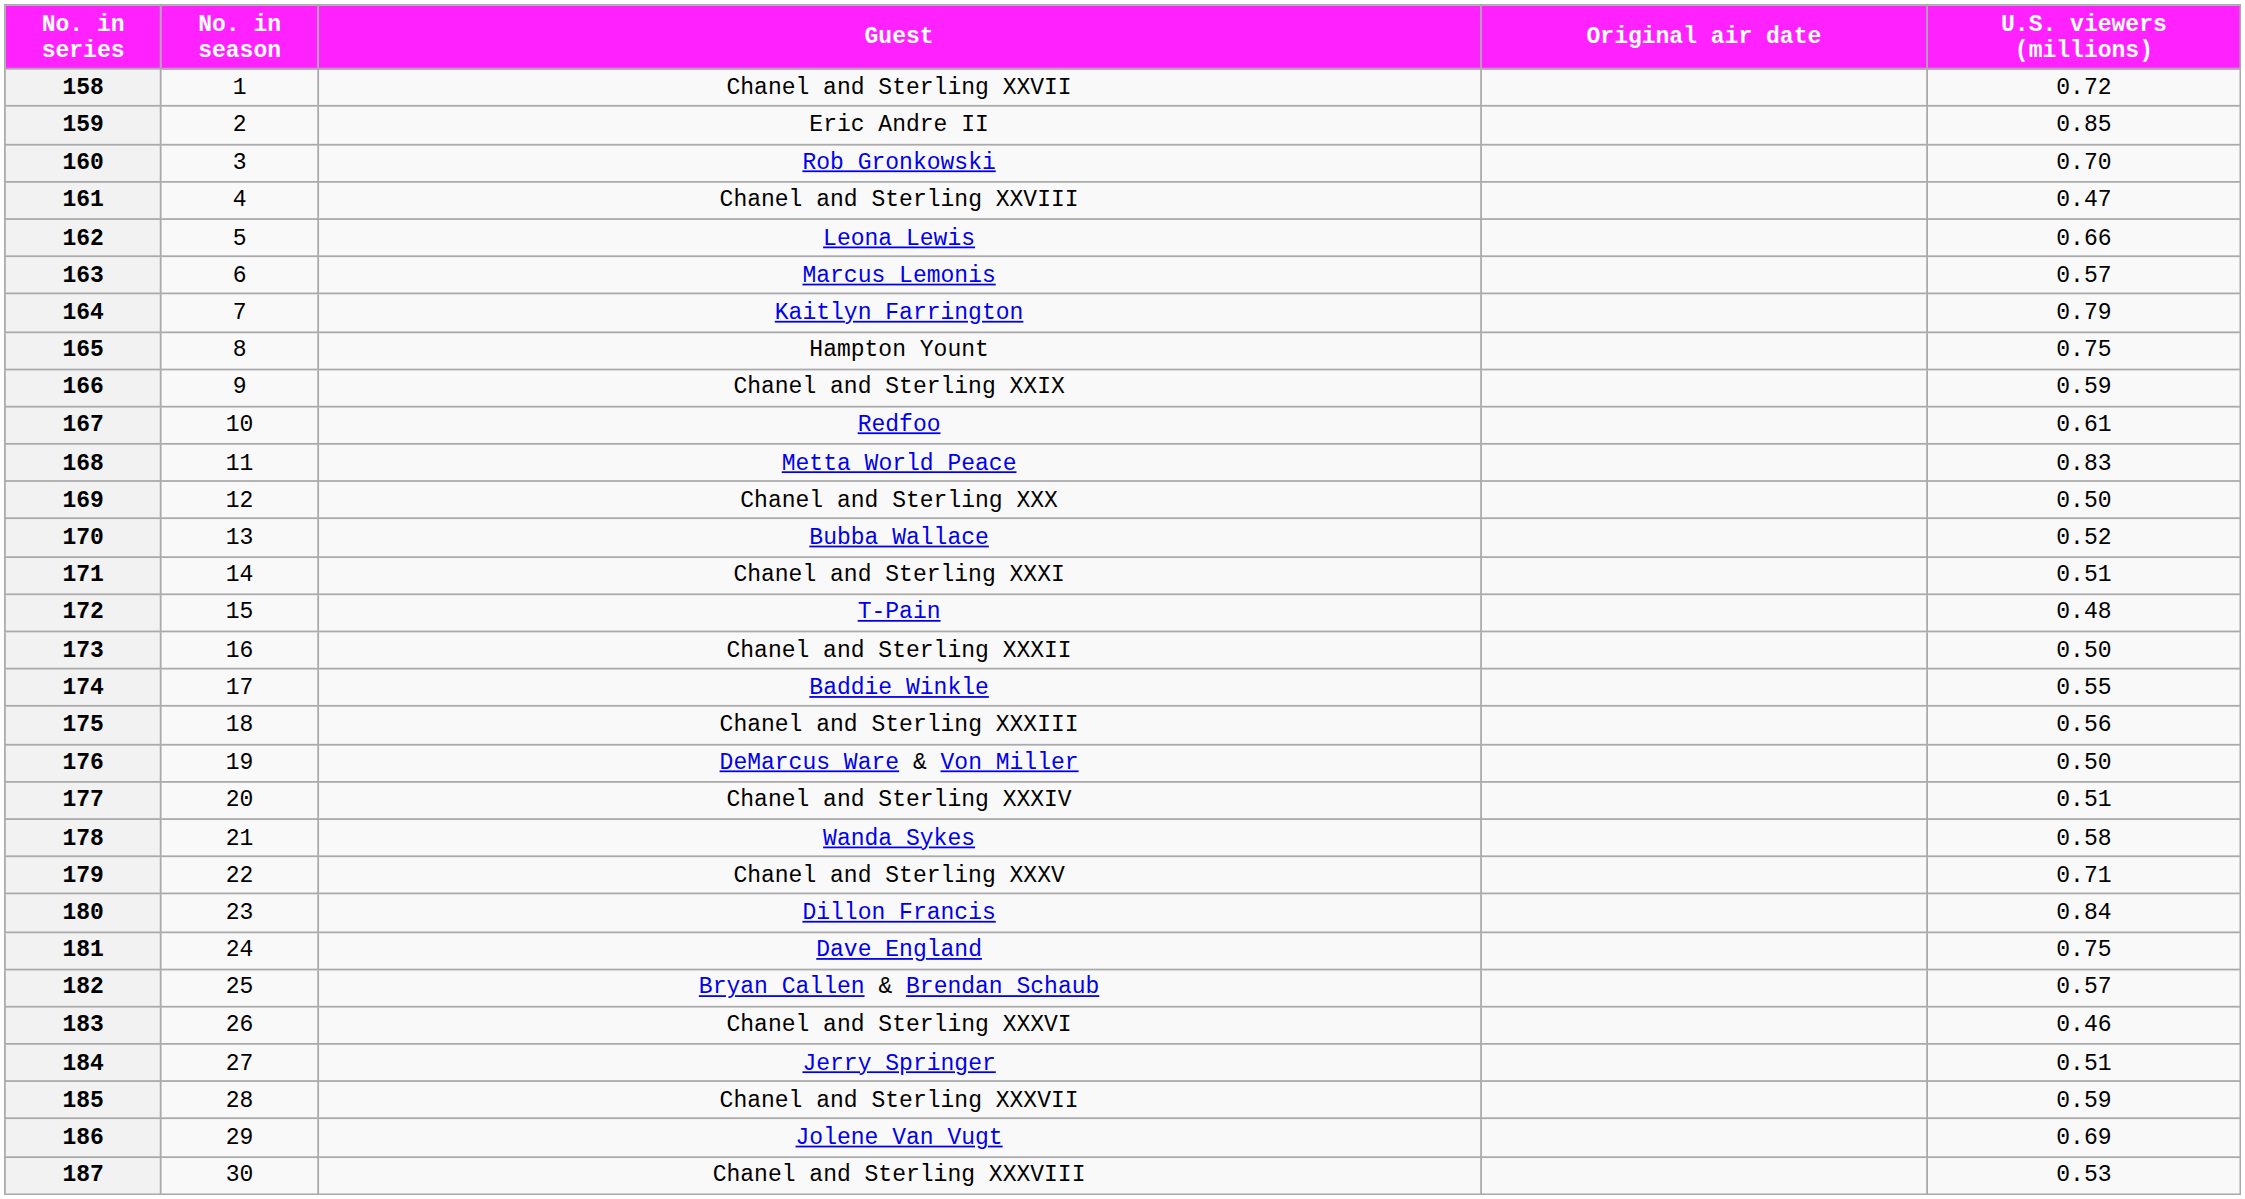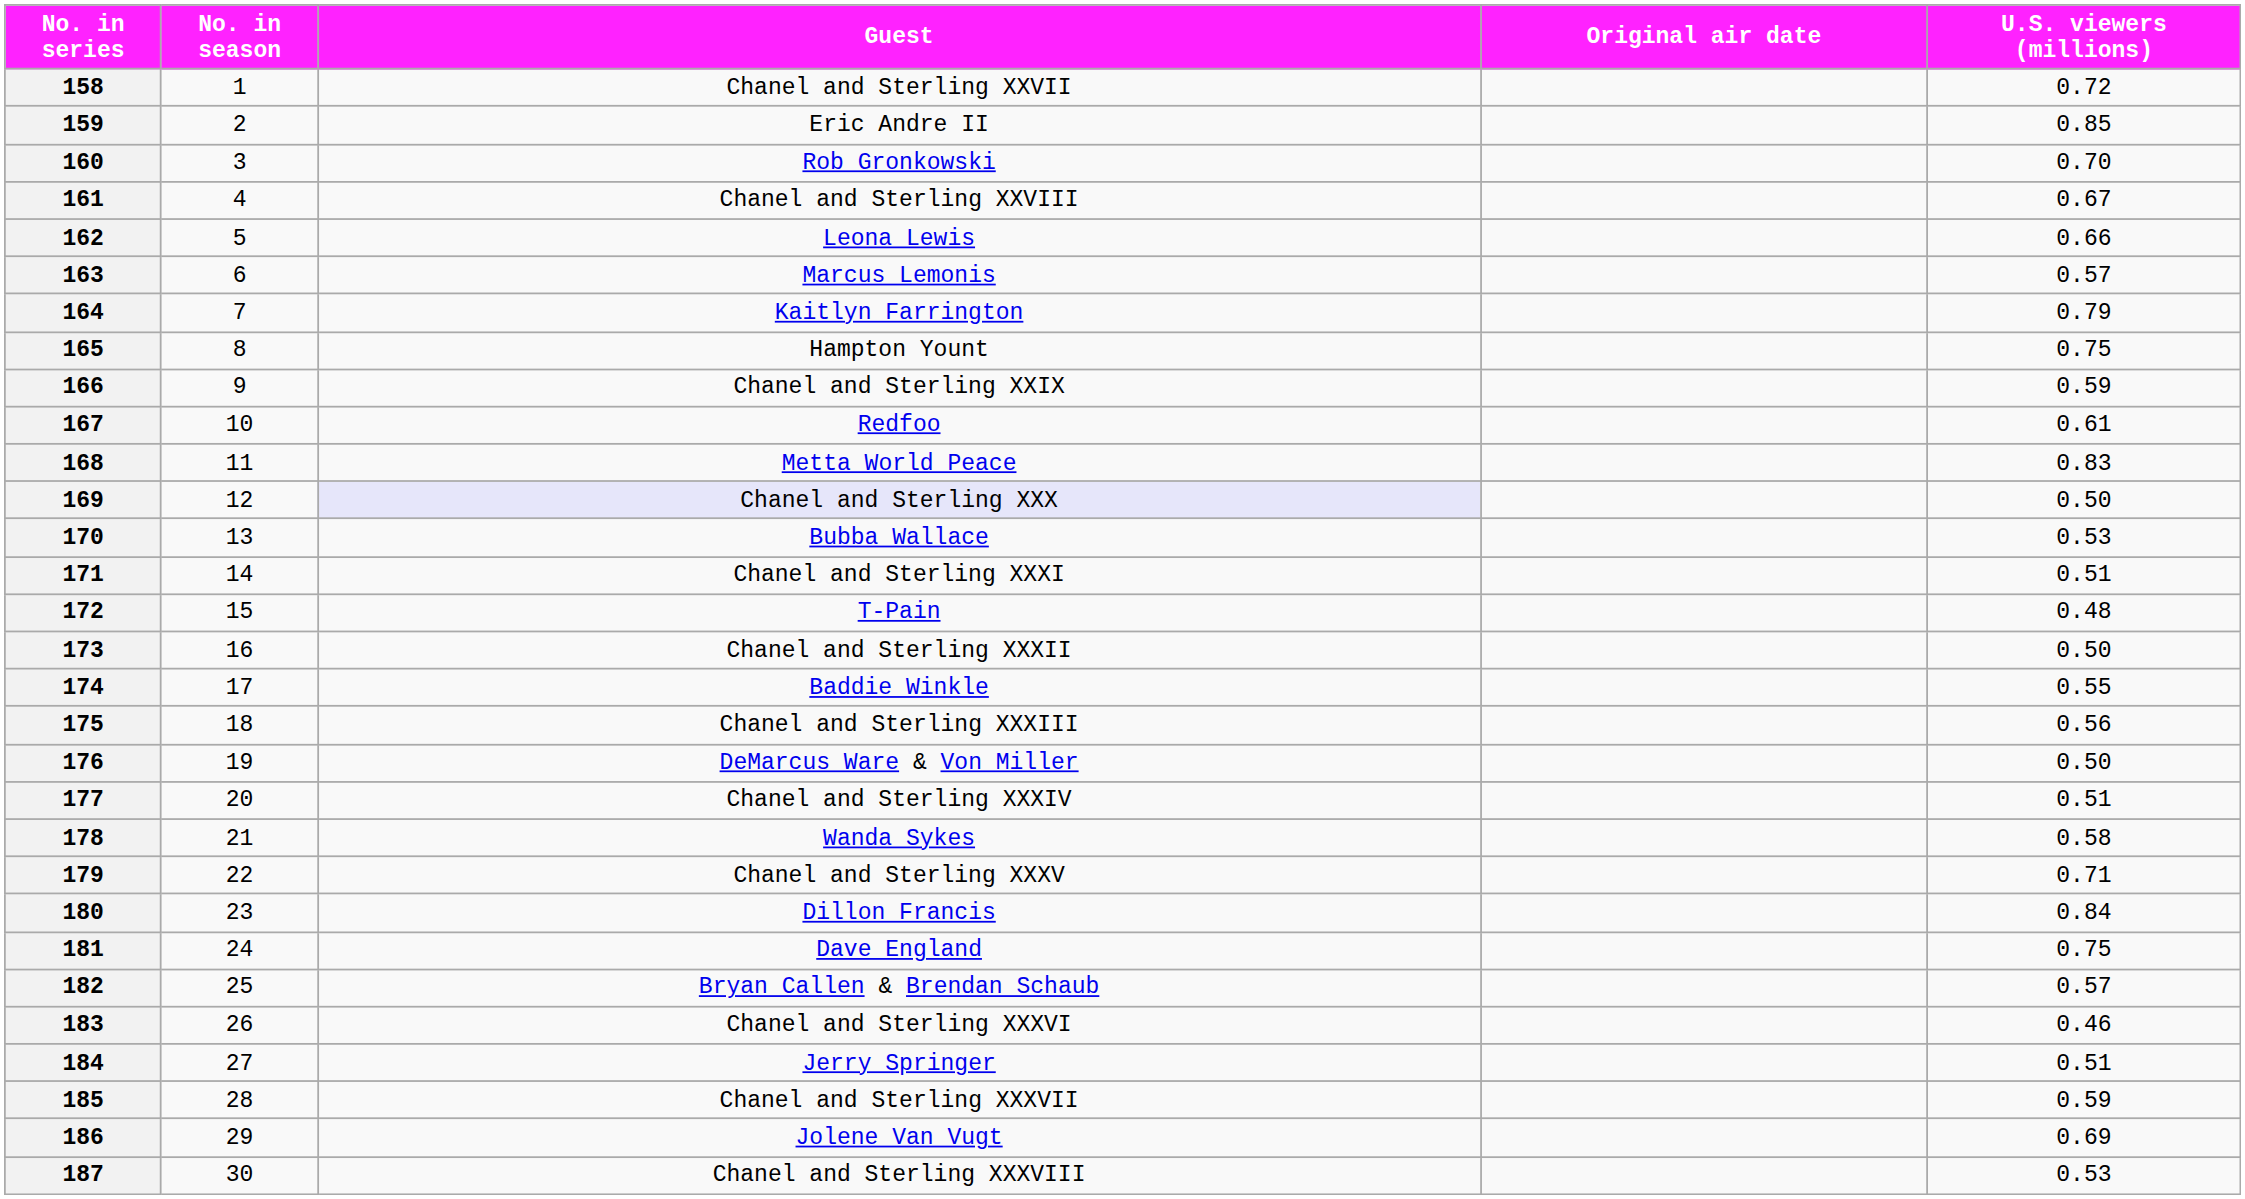(2084, 200) 0.47 -> (2084, 200) 0.67
(899, 500) no background -> (899, 500) lavender background
(2084, 538) 0.52 -> (2084, 538) 0.53
